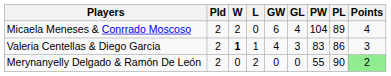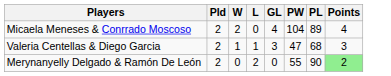- column: (276, 12)
(238, 46) bold -> (238, 46) normal
(318, 46) 83 -> (295, 46) 47
(339, 46) 86 -> (316, 46) 68
